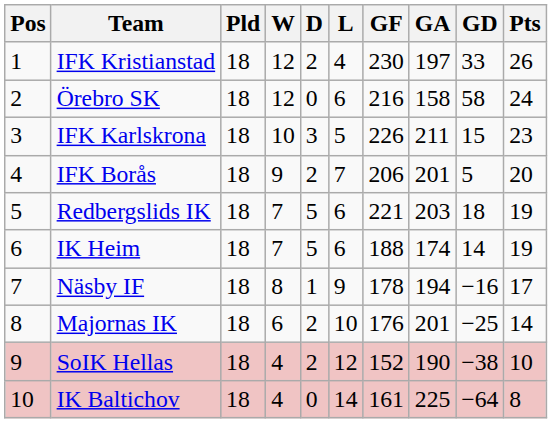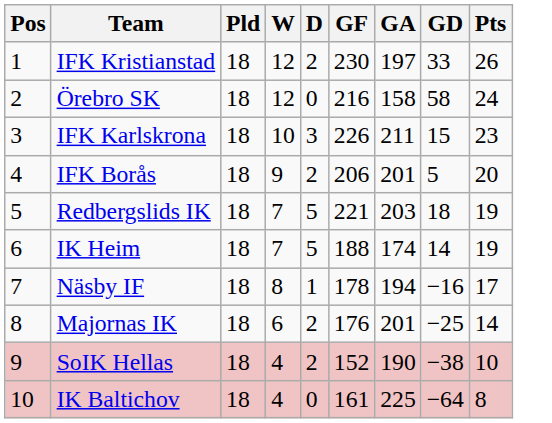- column: (346, 23)
